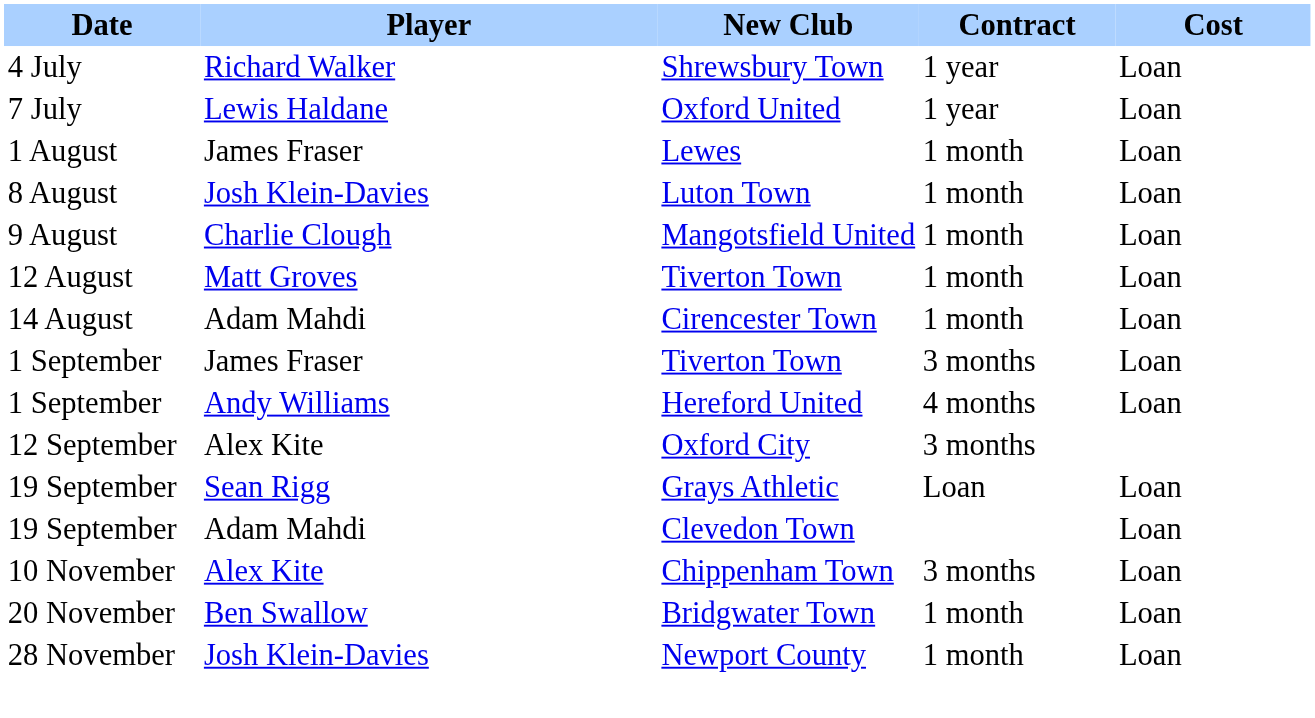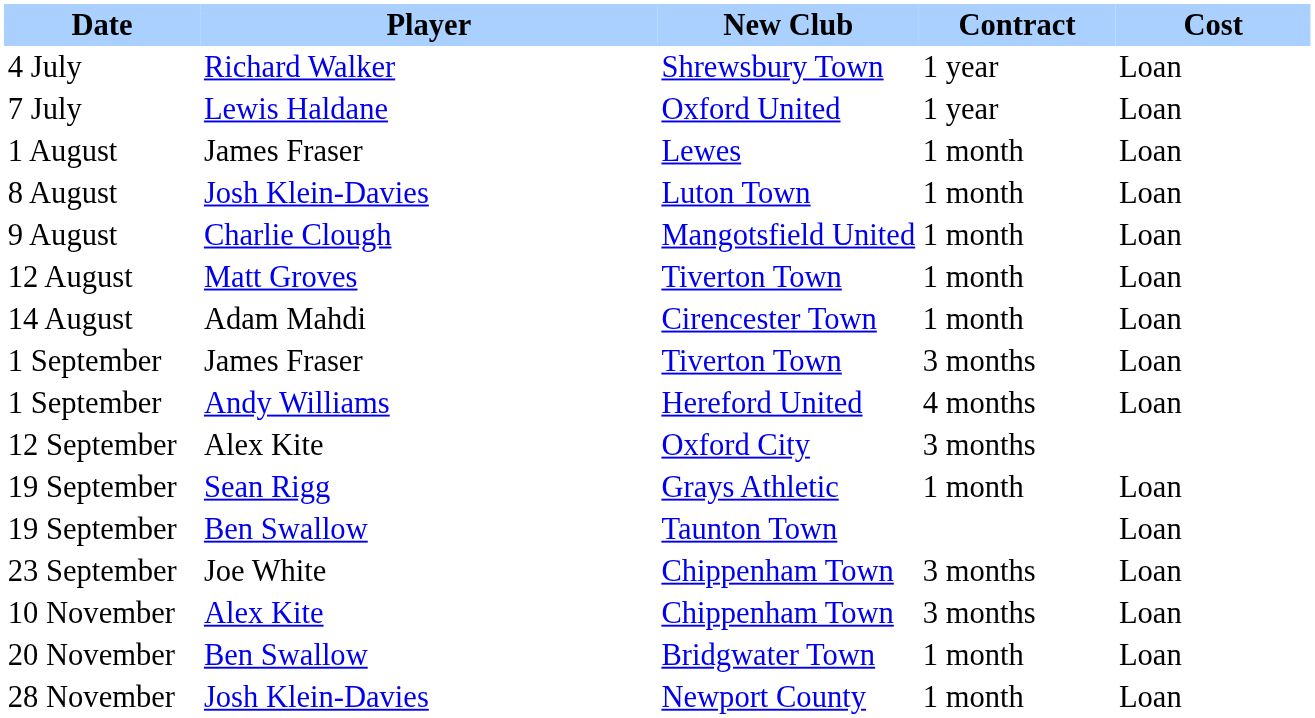(954, 486) Loan -> (973, 486) 1 month
- row: (92, 528)
+ row: (92, 528)
+ row: (92, 570)
